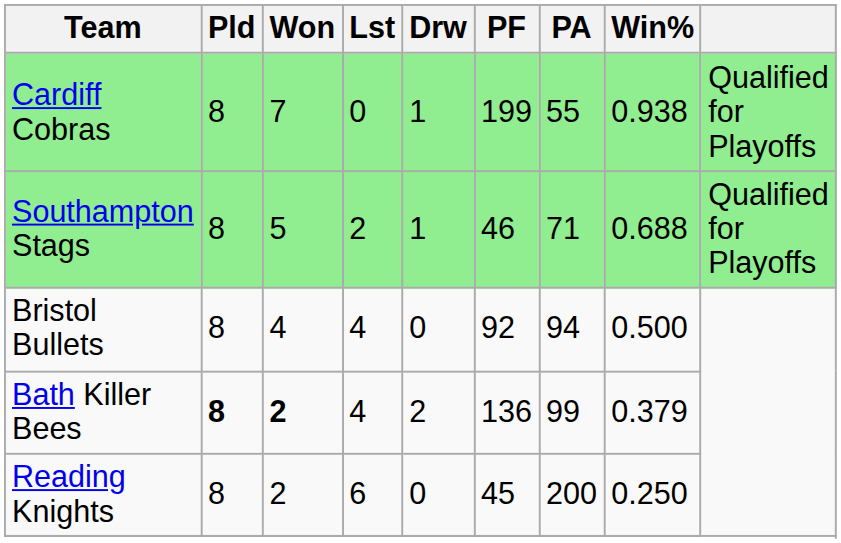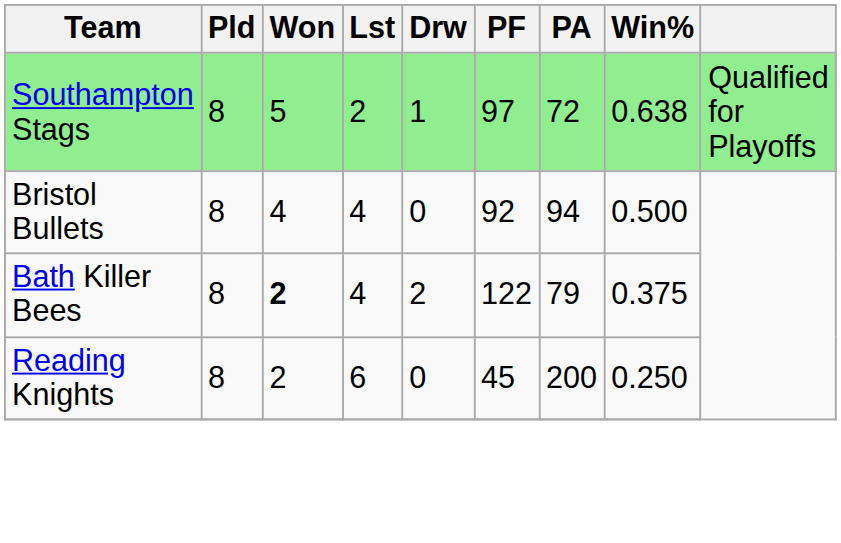- row: (61, 111)
(498, 228) 46 -> (498, 111) 97
(563, 228) 71 -> (563, 111) 72
(649, 228) 0.688 -> (649, 111) 0.638
(216, 411) bold -> (216, 294) normal
(506, 411) 136 -> (506, 294) 122
(563, 411) 99 -> (563, 294) 79
(649, 411) 0.379 -> (649, 294) 0.375
